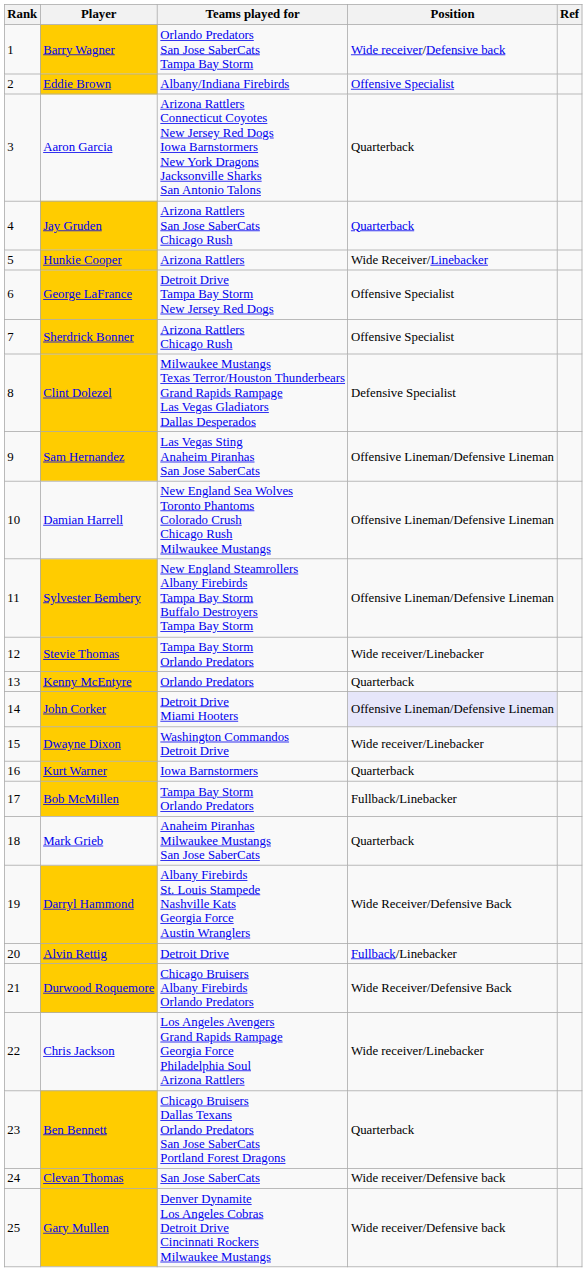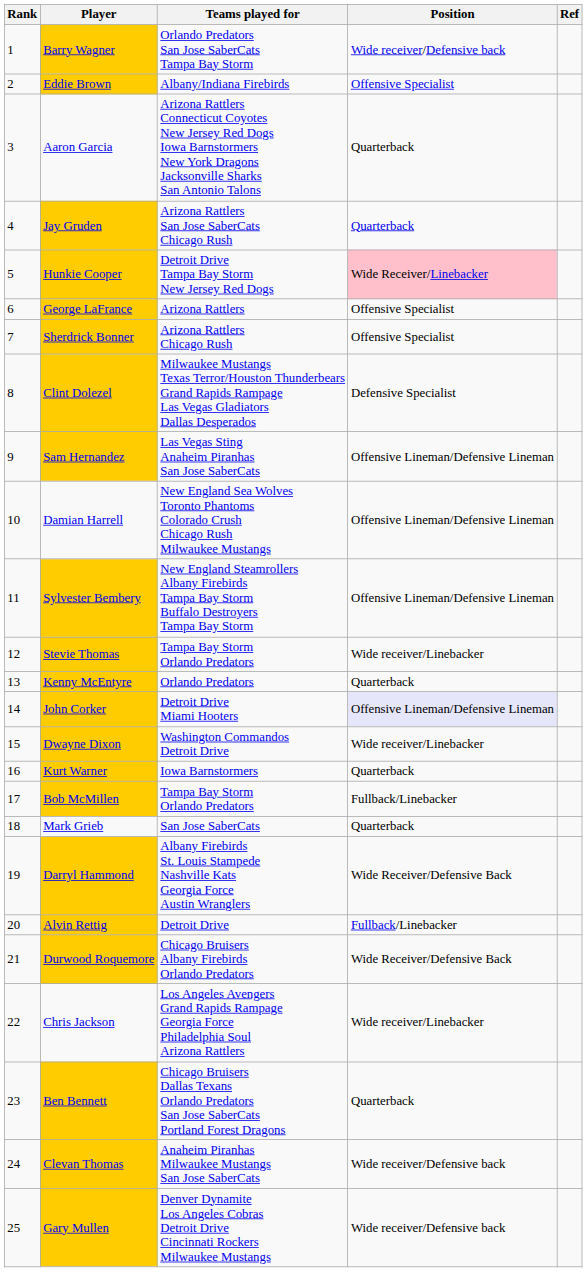(202, 260) Arizona Rattlers -> (217, 274) Detroit Drive Tampa Bay Storm New Jersey Red Dogs
(419, 260) no background -> (419, 274) pink background
(217, 294) Detroit Drive Tampa Bay Storm New Jersey Red Dogs -> (202, 309) Arizona Rattlers
(216, 840) Anaheim Piranhas Milwaukee Mustangs San Jose SaberCats -> (210, 826) San Jose SaberCats
(210, 1178) San Jose SaberCats -> (216, 1164) Anaheim Piranhas Milwaukee Mustangs San Jose SaberCats
